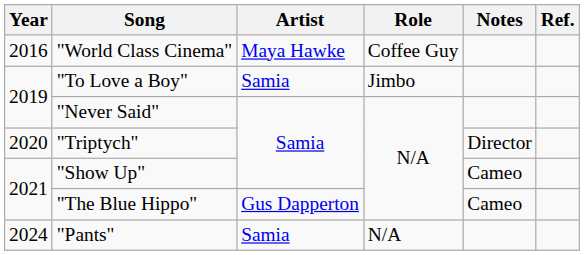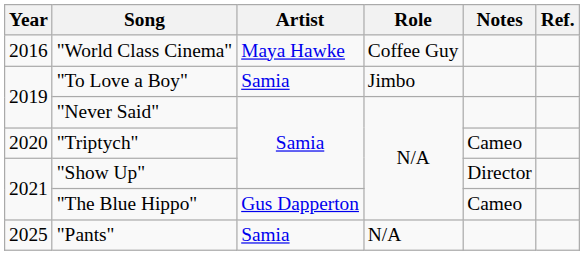(500, 142) Director -> (495, 142) Cameo
(495, 173) Cameo -> (500, 173) Director
(28, 234) 2024 -> (28, 234) 2025
